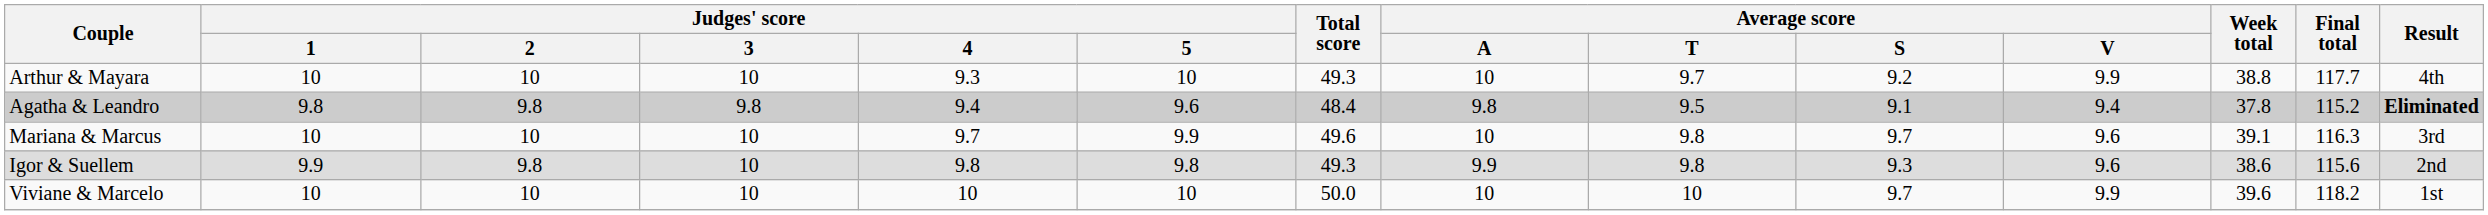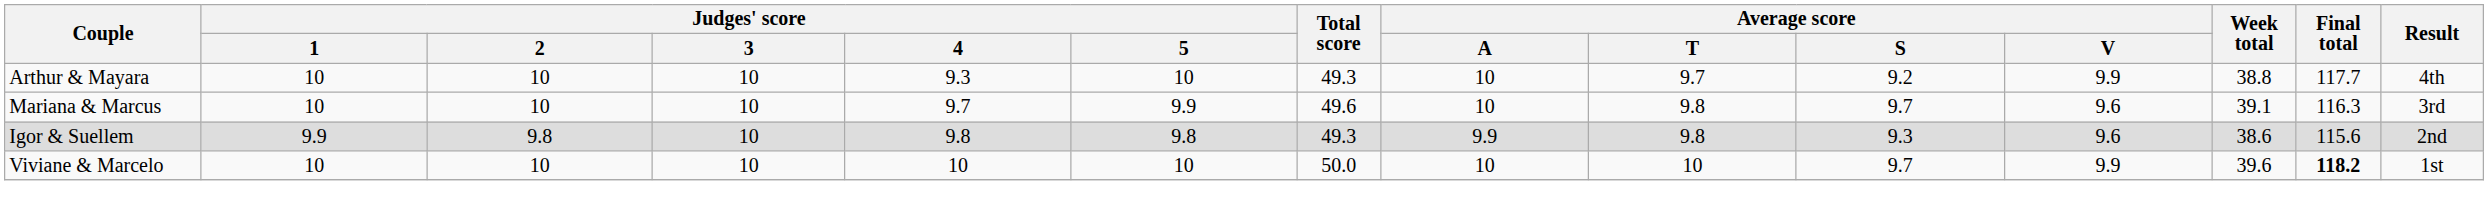- row: (84, 106)
(2338, 194) normal -> (2338, 165) bold
